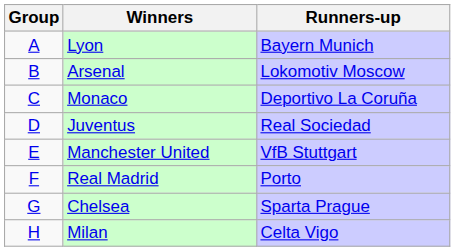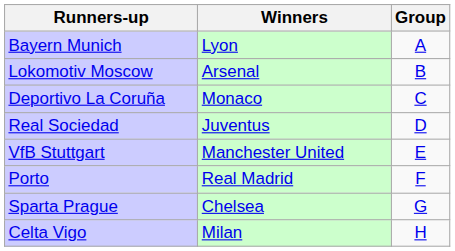columns swapped: (34, 17) <-> (353, 17)
